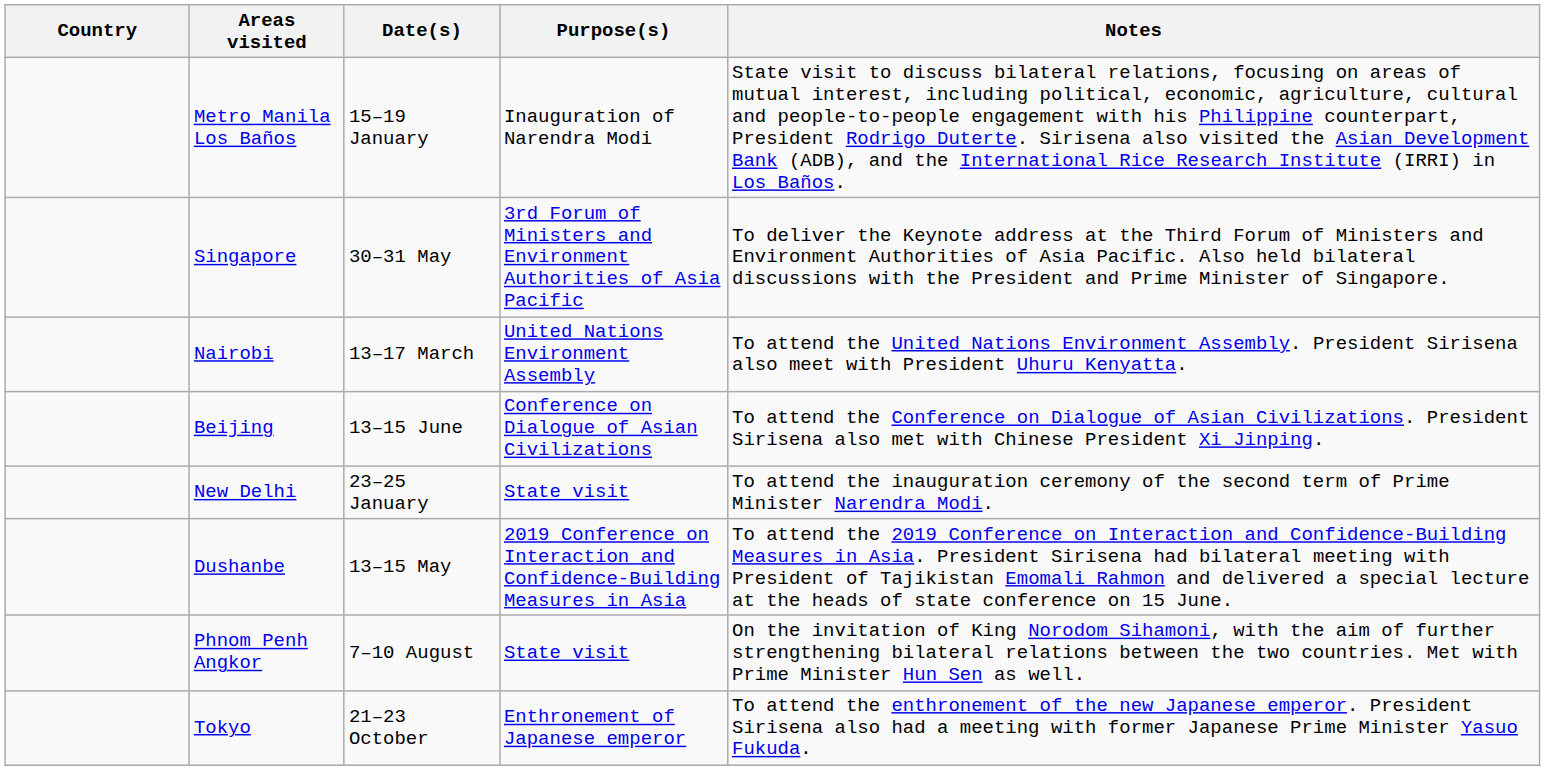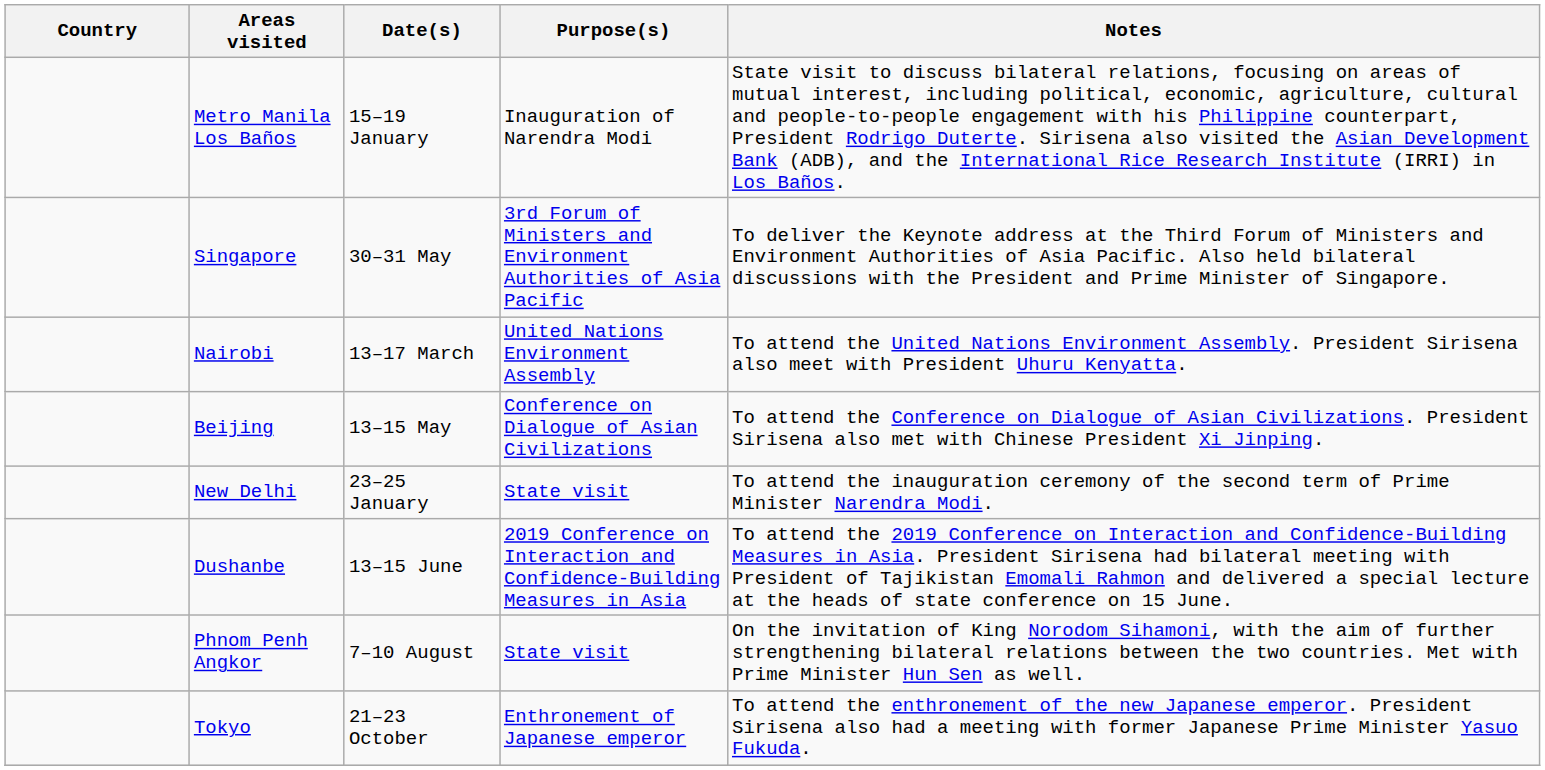(406, 429) 13–15 June -> (400, 429) 13–15 May
(400, 567) 13–15 May -> (406, 567) 13–15 June
